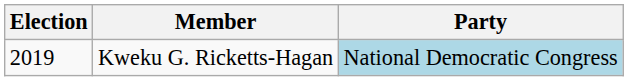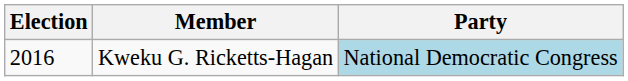(32, 57) 2019 -> (32, 57) 2016
